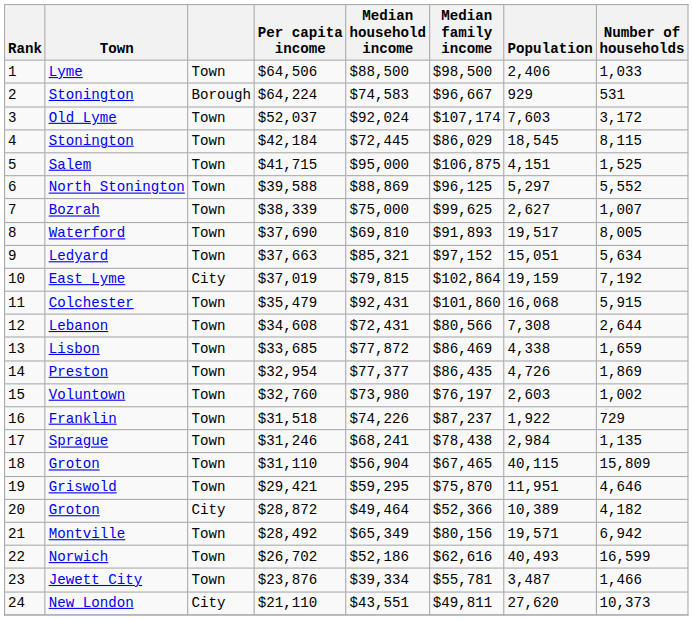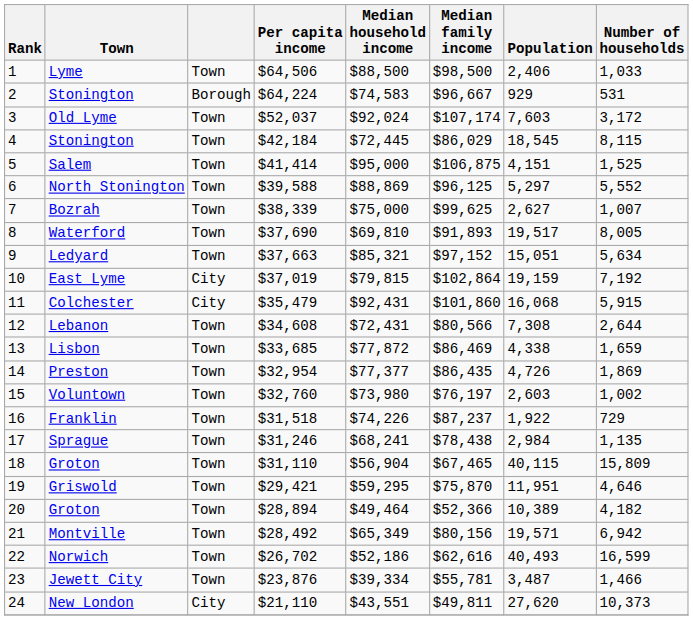(288, 164) $41,715 -> (288, 164) $41,414
(209, 303) Town -> (209, 303) City
(209, 511) City -> (209, 511) Town
(288, 511) $28,872 -> (288, 511) $28,894
